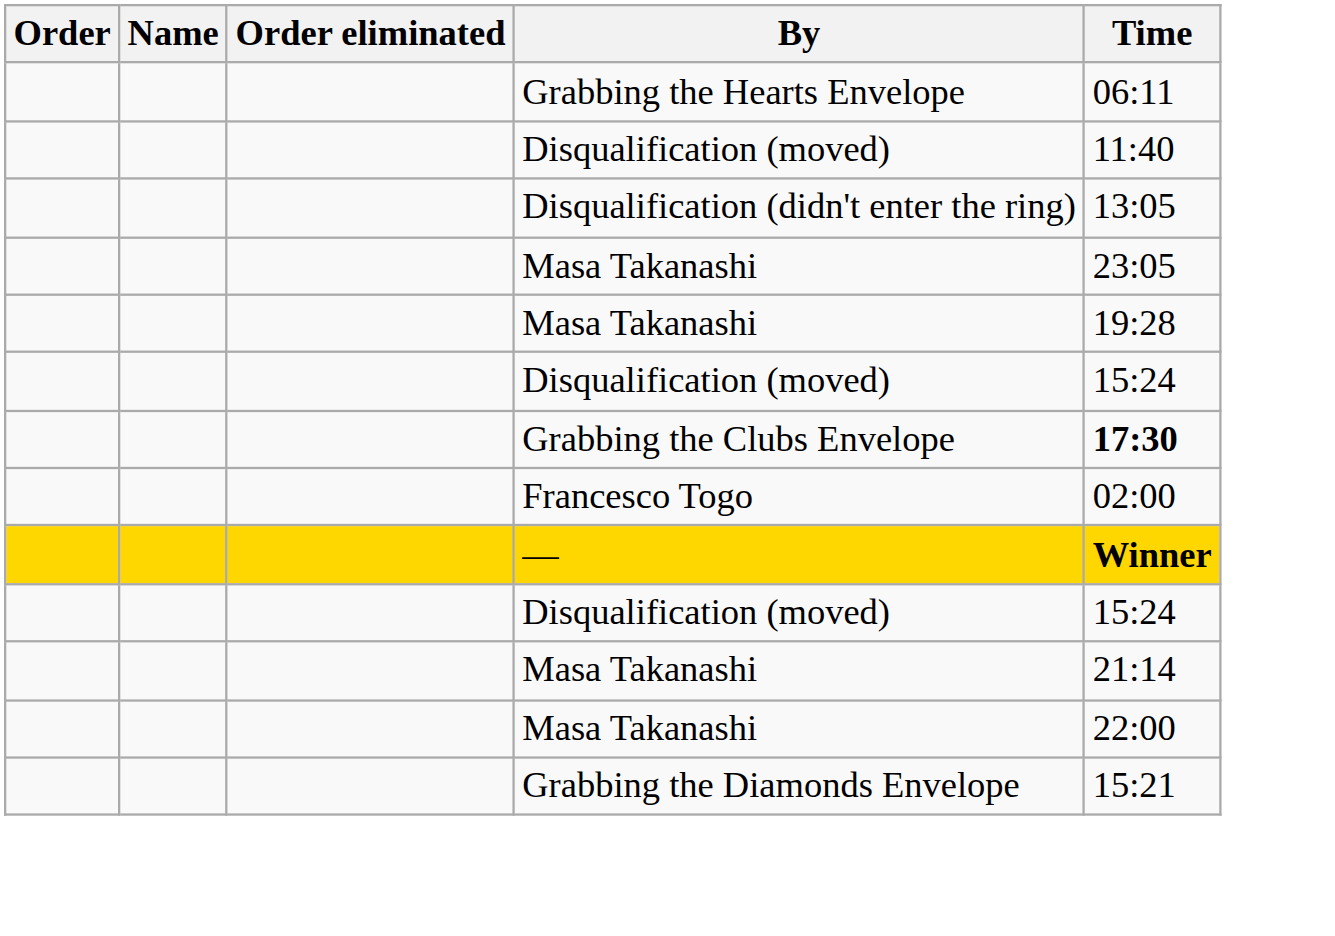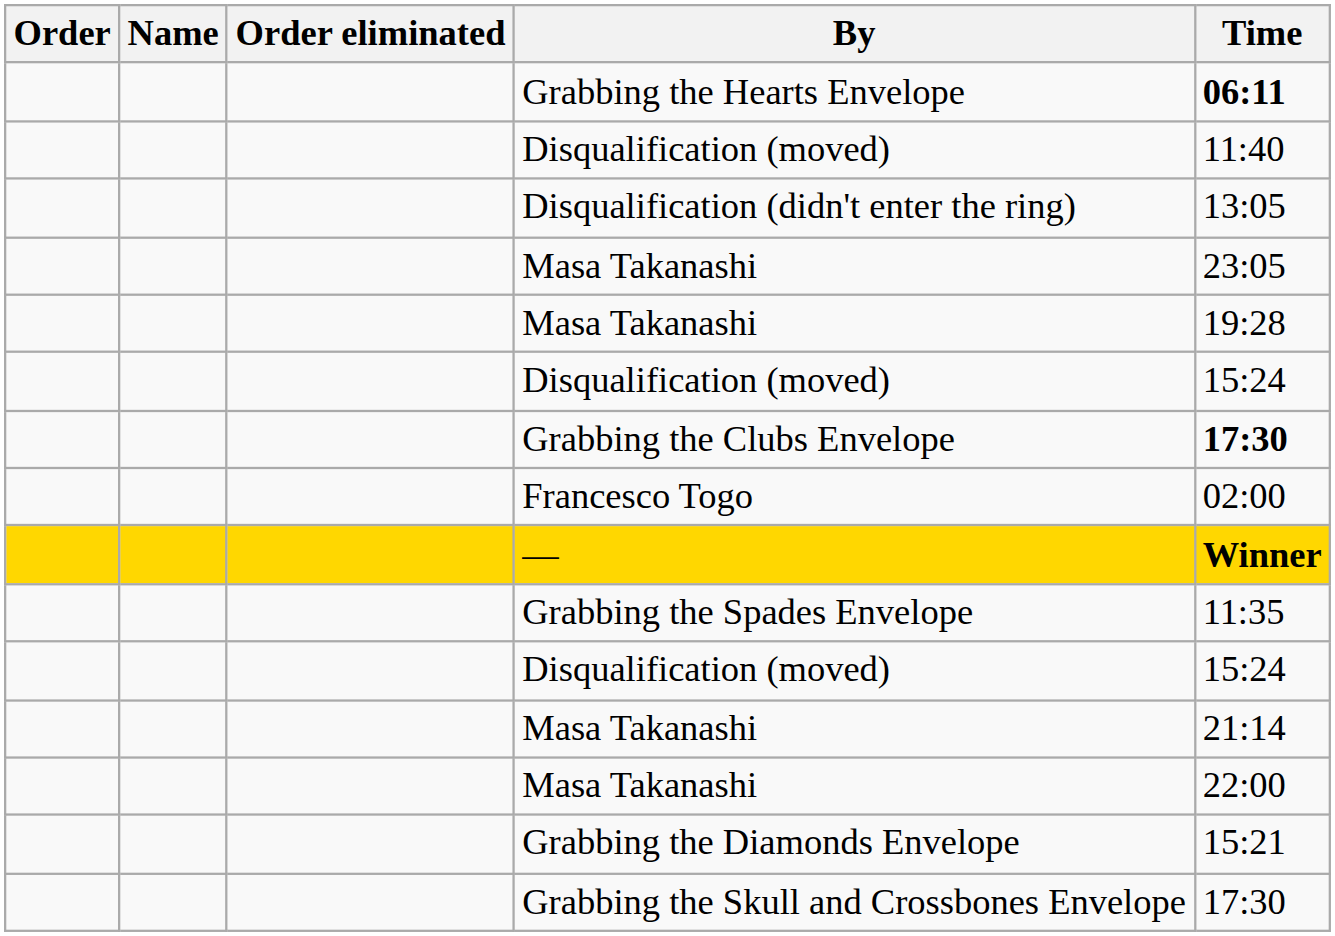(1134, 91) normal -> (1244, 91) bold
+ row: (62, 613)
+ row: (62, 902)
